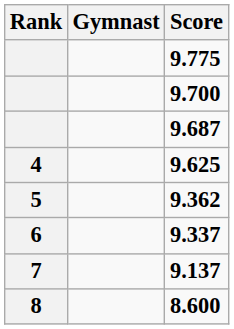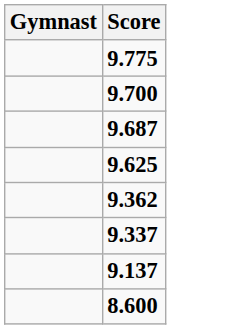- column: (36, 22)
